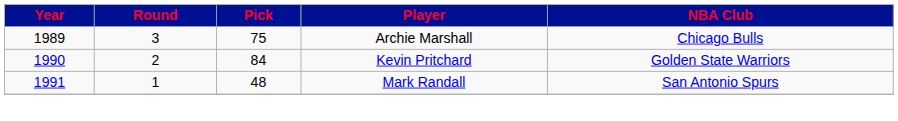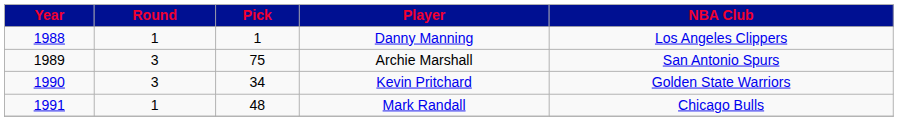+ row: (424, 37)
(720, 37) Chicago Bulls -> (721, 60) San Antonio Spurs
(155, 60) 2 -> (155, 82) 3
(258, 60) 84 -> (257, 82) 34
(720, 82) San Antonio Spurs -> (721, 104) Chicago Bulls
